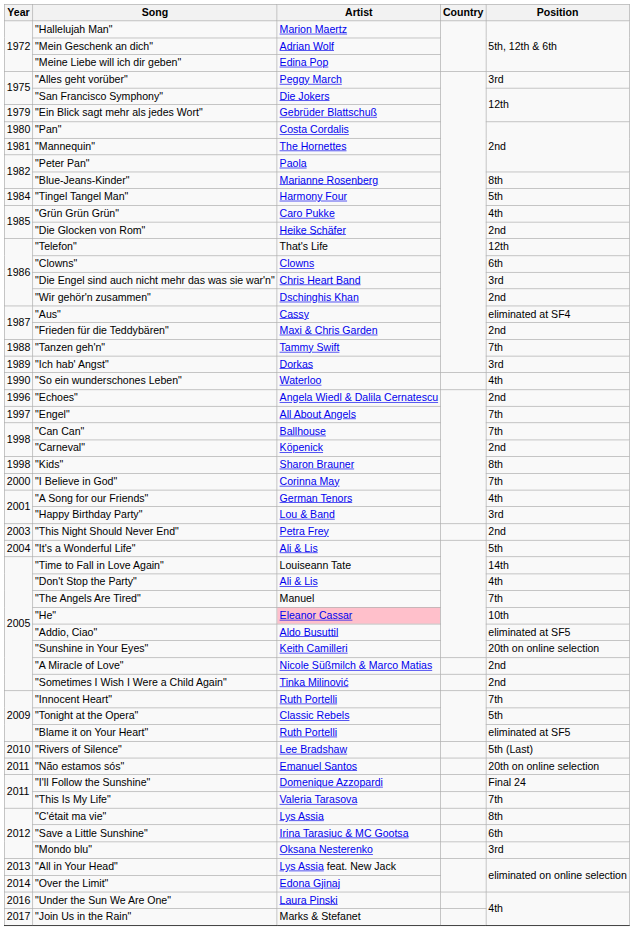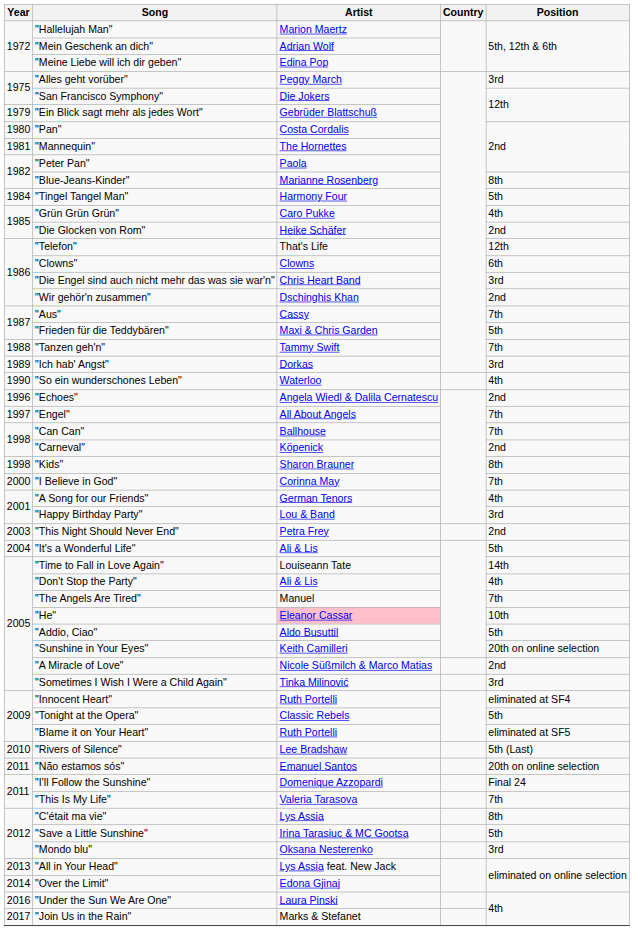(529, 314) eliminated at SF4 -> (496, 314) 7th
(497, 331) 2nd -> (496, 331) 5th
(529, 632) eliminated at SF5 -> (496, 632) 5th
(497, 682) 2nd -> (496, 682) 3rd
(496, 699) 7th -> (529, 699) eliminated at SF4
(496, 833) 6th -> (496, 833) 5th
